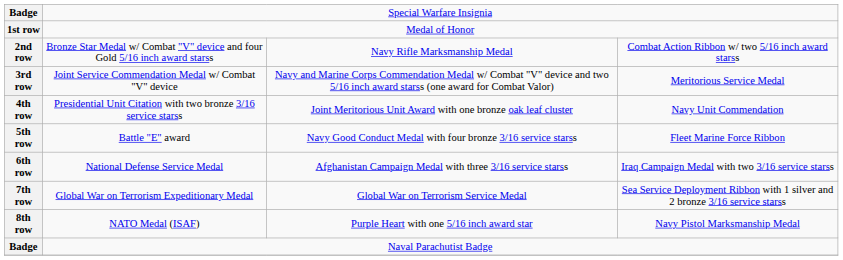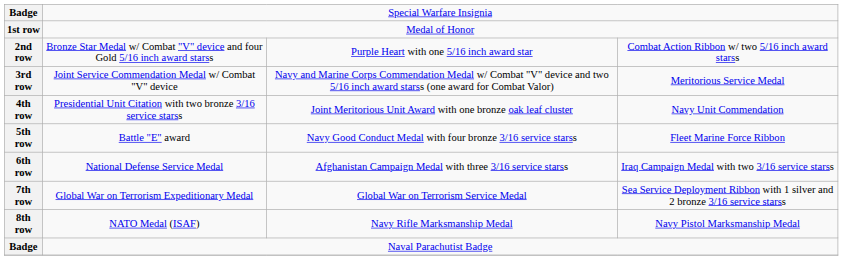(442, 52) Navy Rifle Marksmanship Medal -> (442, 52) Purple Heart with one 5/16 inch award star
(442, 224) Purple Heart with one 5/16 inch award star -> (442, 224) Navy Rifle Marksmanship Medal
